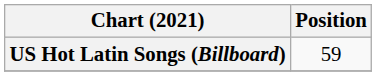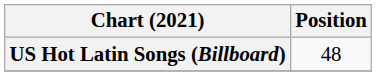(331, 53) 59 -> (331, 53) 48
